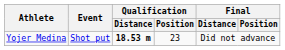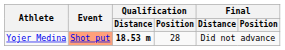(90, 38) no background -> (90, 38) lightsalmon background
(175, 38) 23 -> (175, 38) 28
